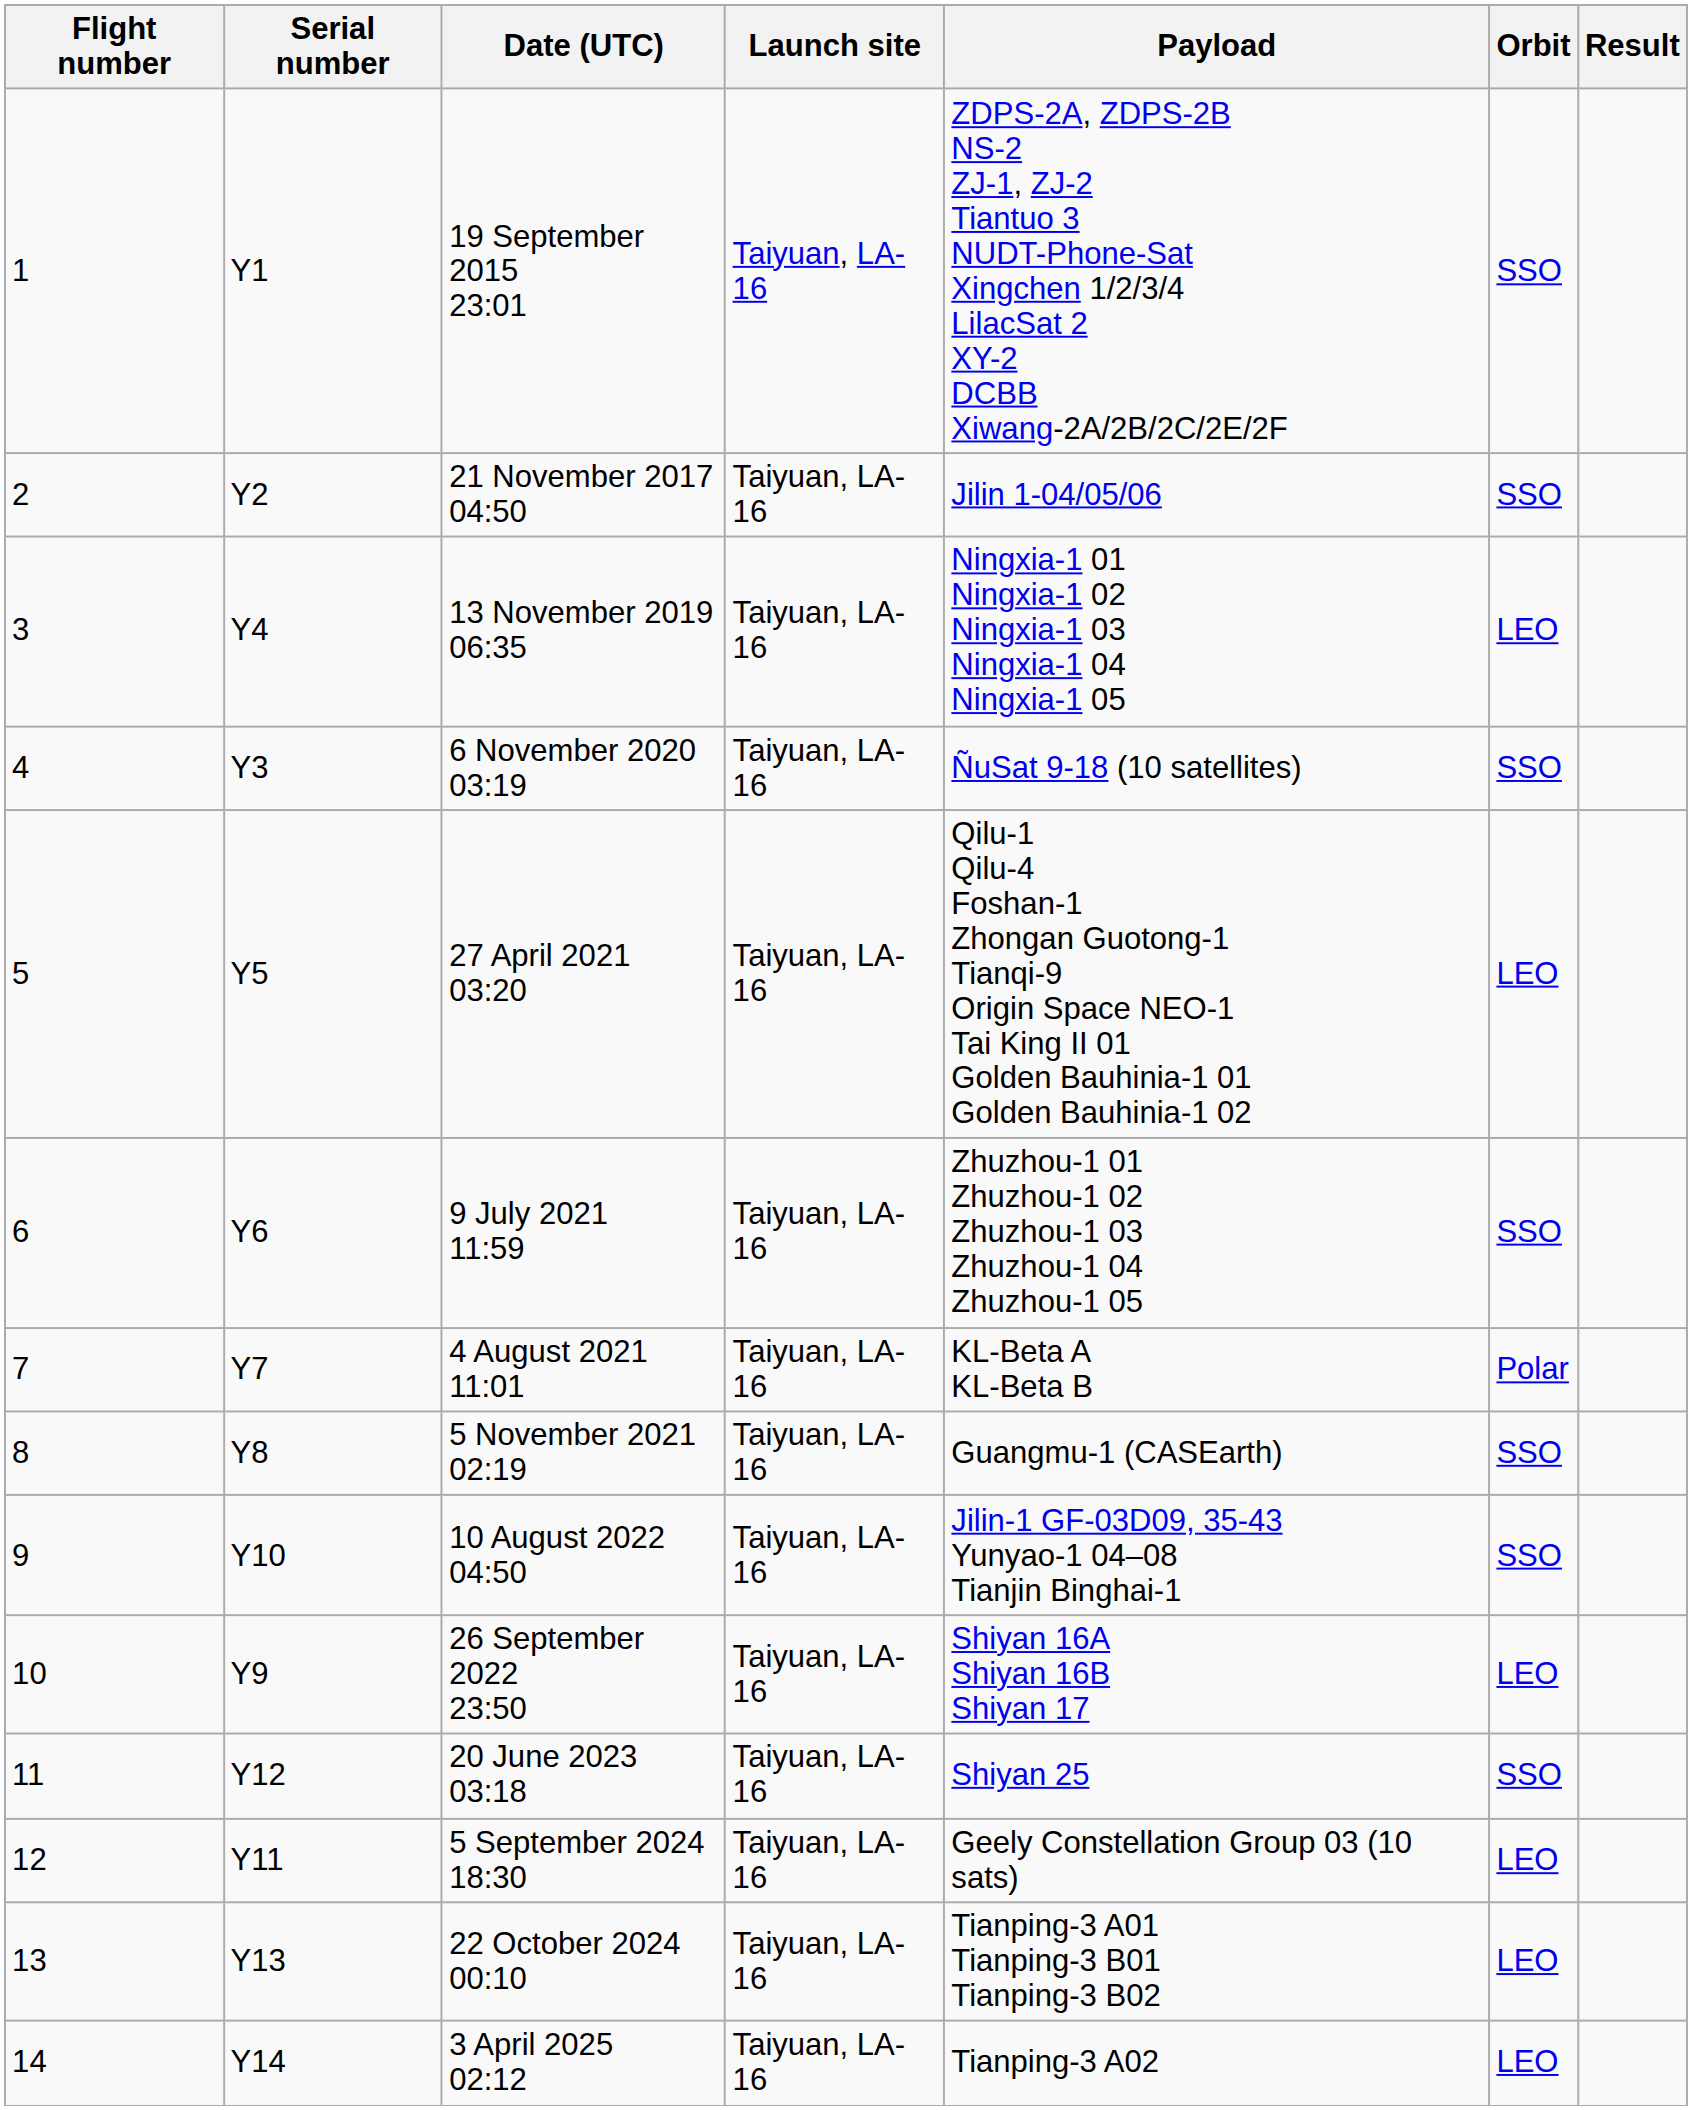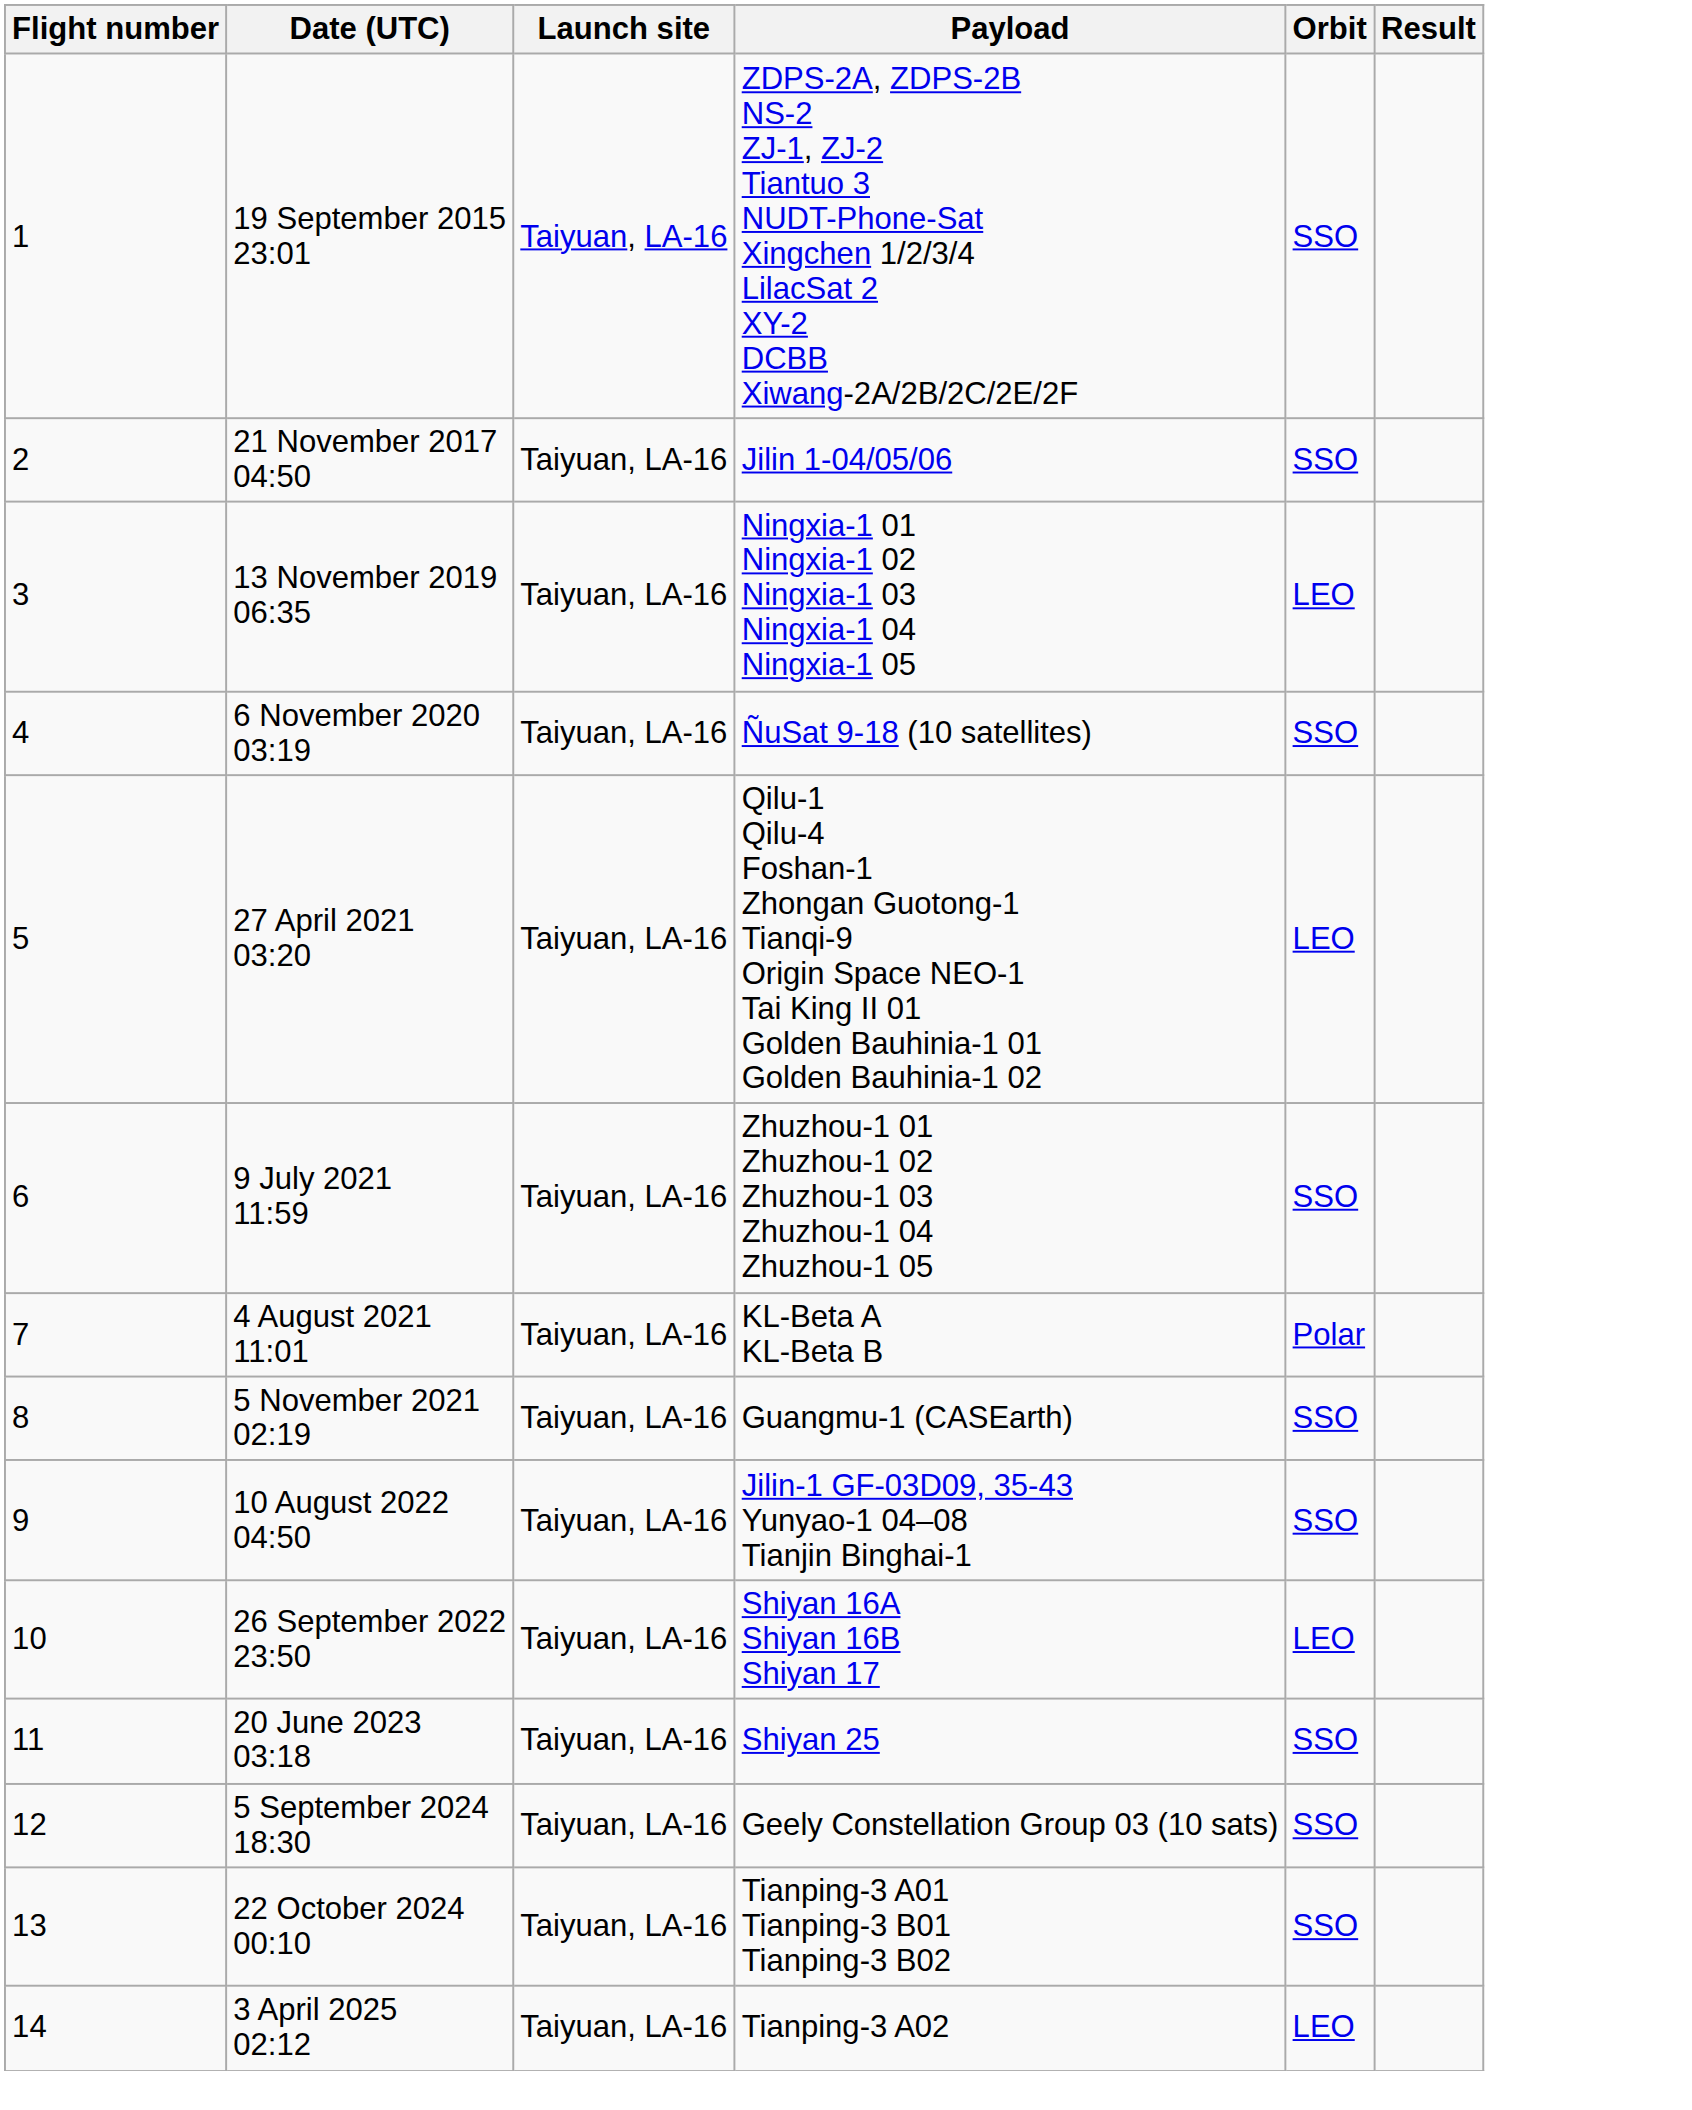- column: (333, 46)
(1527, 1859) LEO -> (1325, 1824) SSO
(1527, 1961) LEO -> (1325, 1926) SSO
